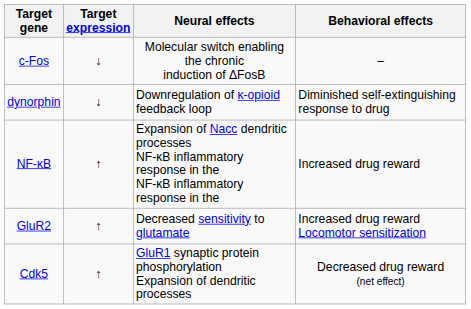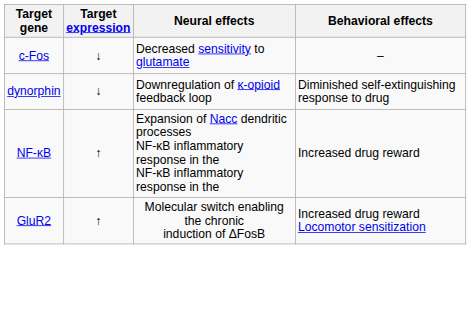(214, 60) Molecular switch enabling the chronic induction of ΔFosB -> (200, 55) Decreased sensitivity to glutamate
(200, 225) Decreased sensitivity to glutamate -> (214, 220) Molecular switch enabling the chronic induction of ΔFosB
- row: (34, 274)
